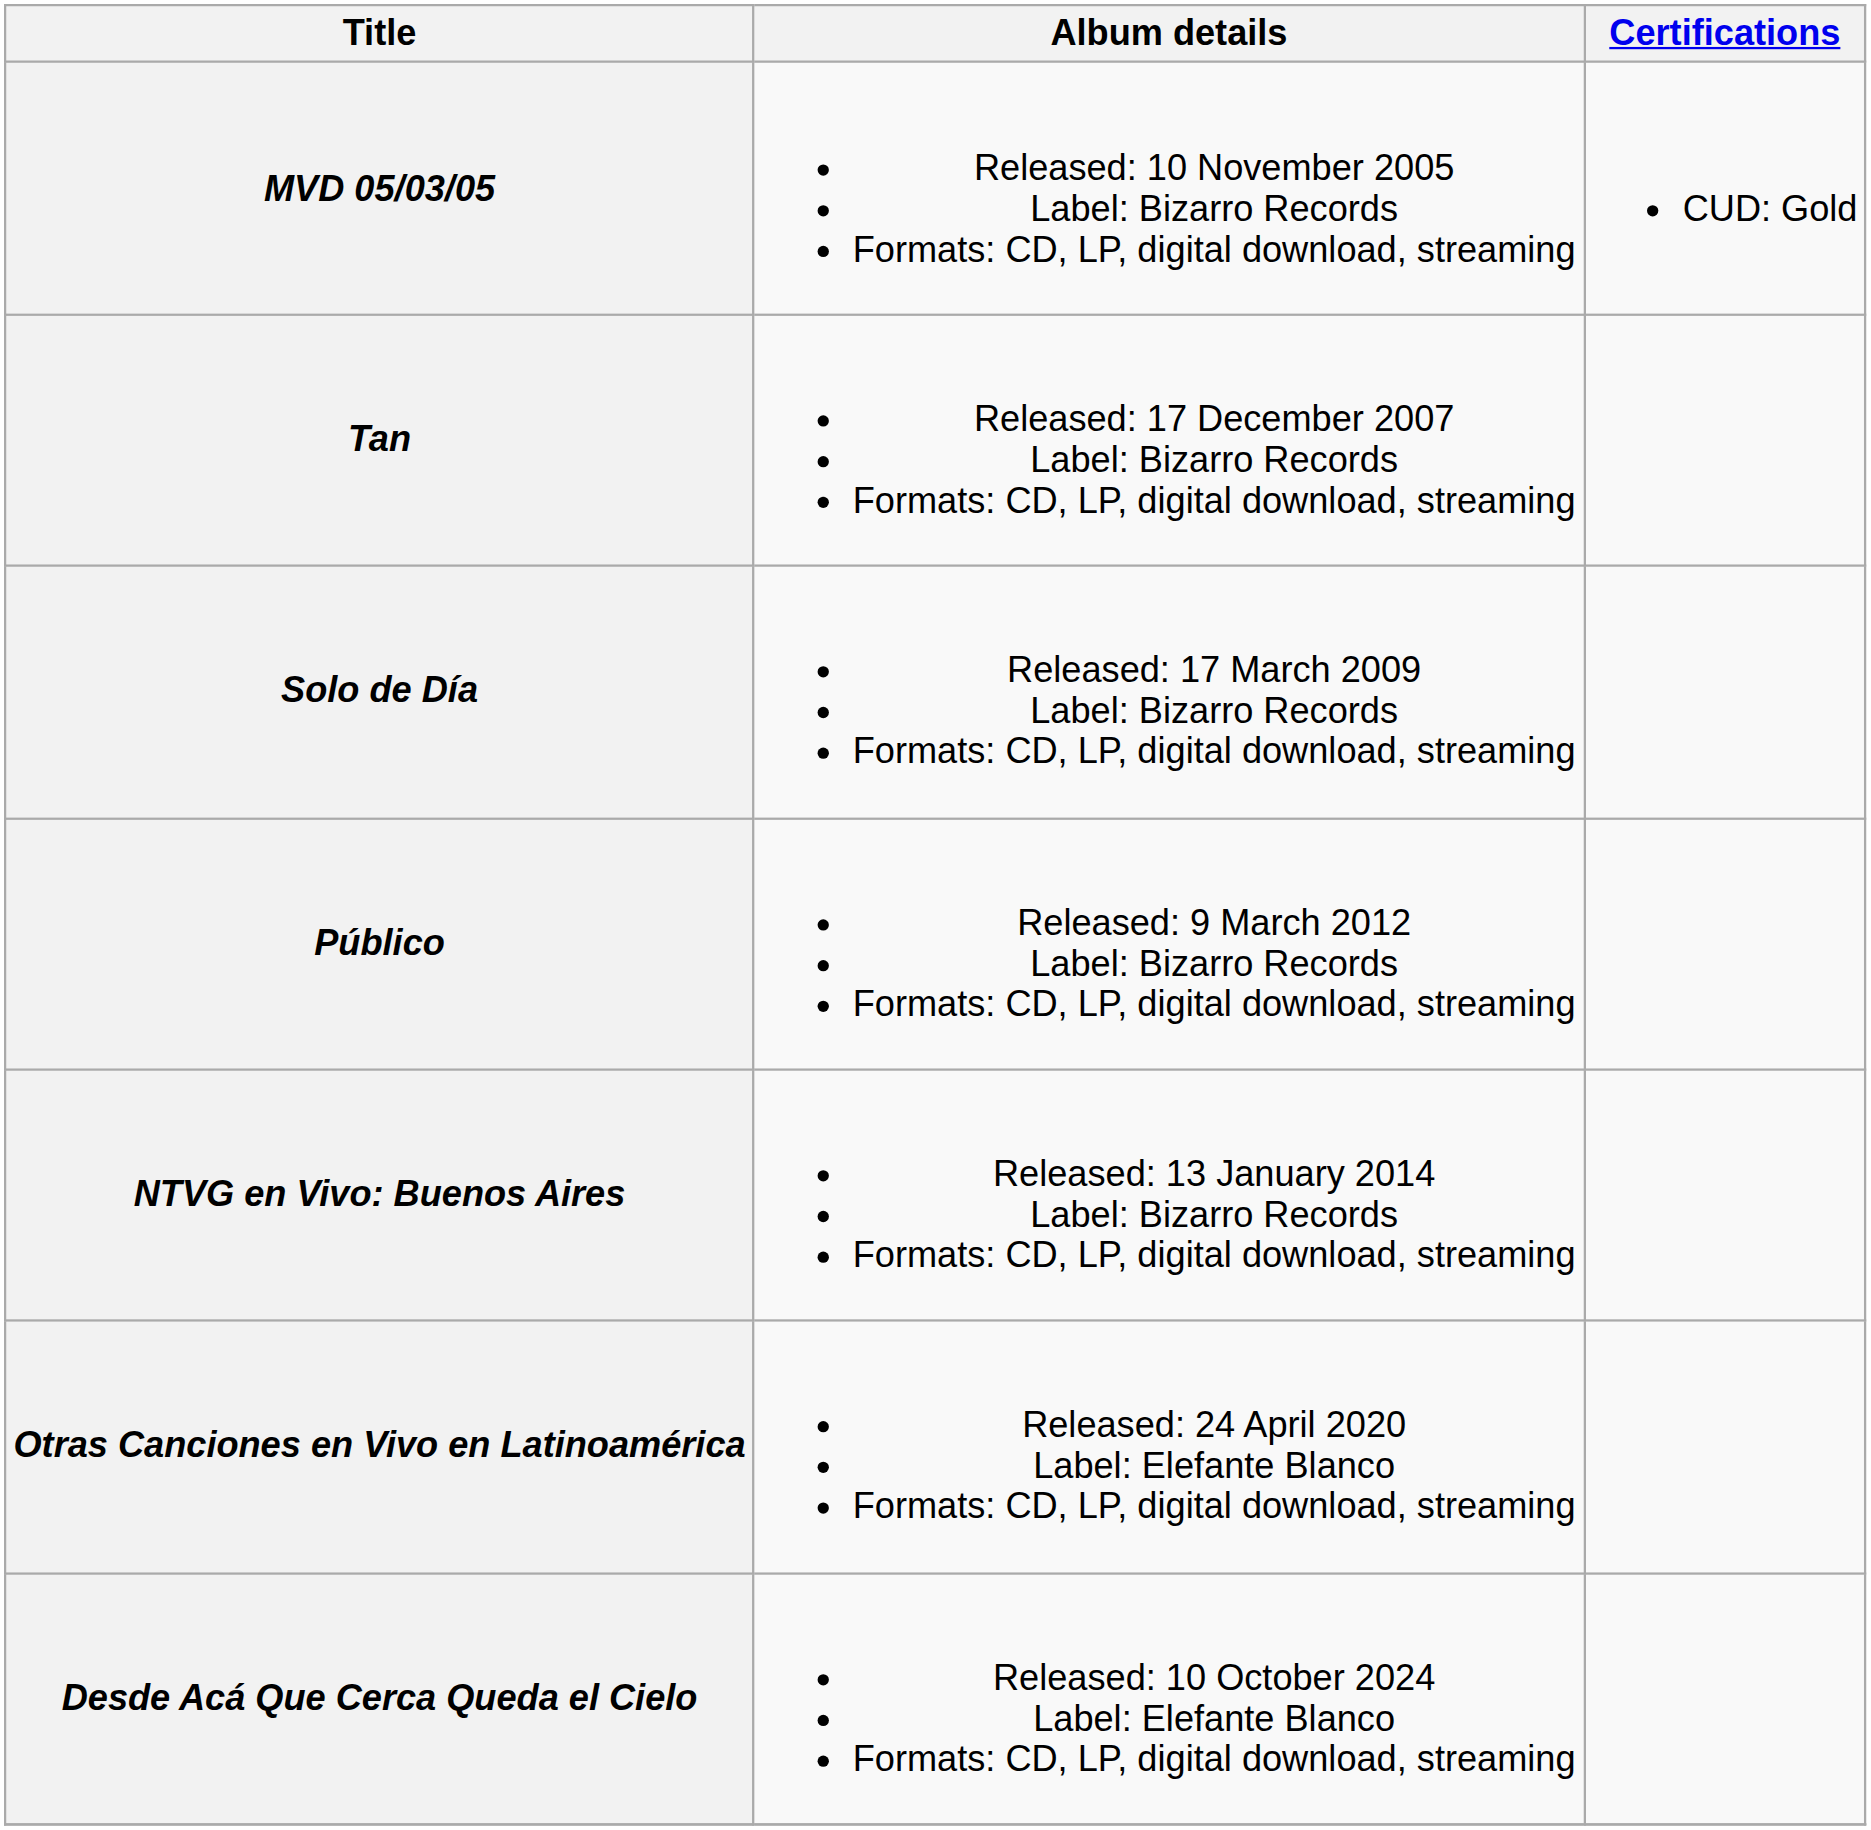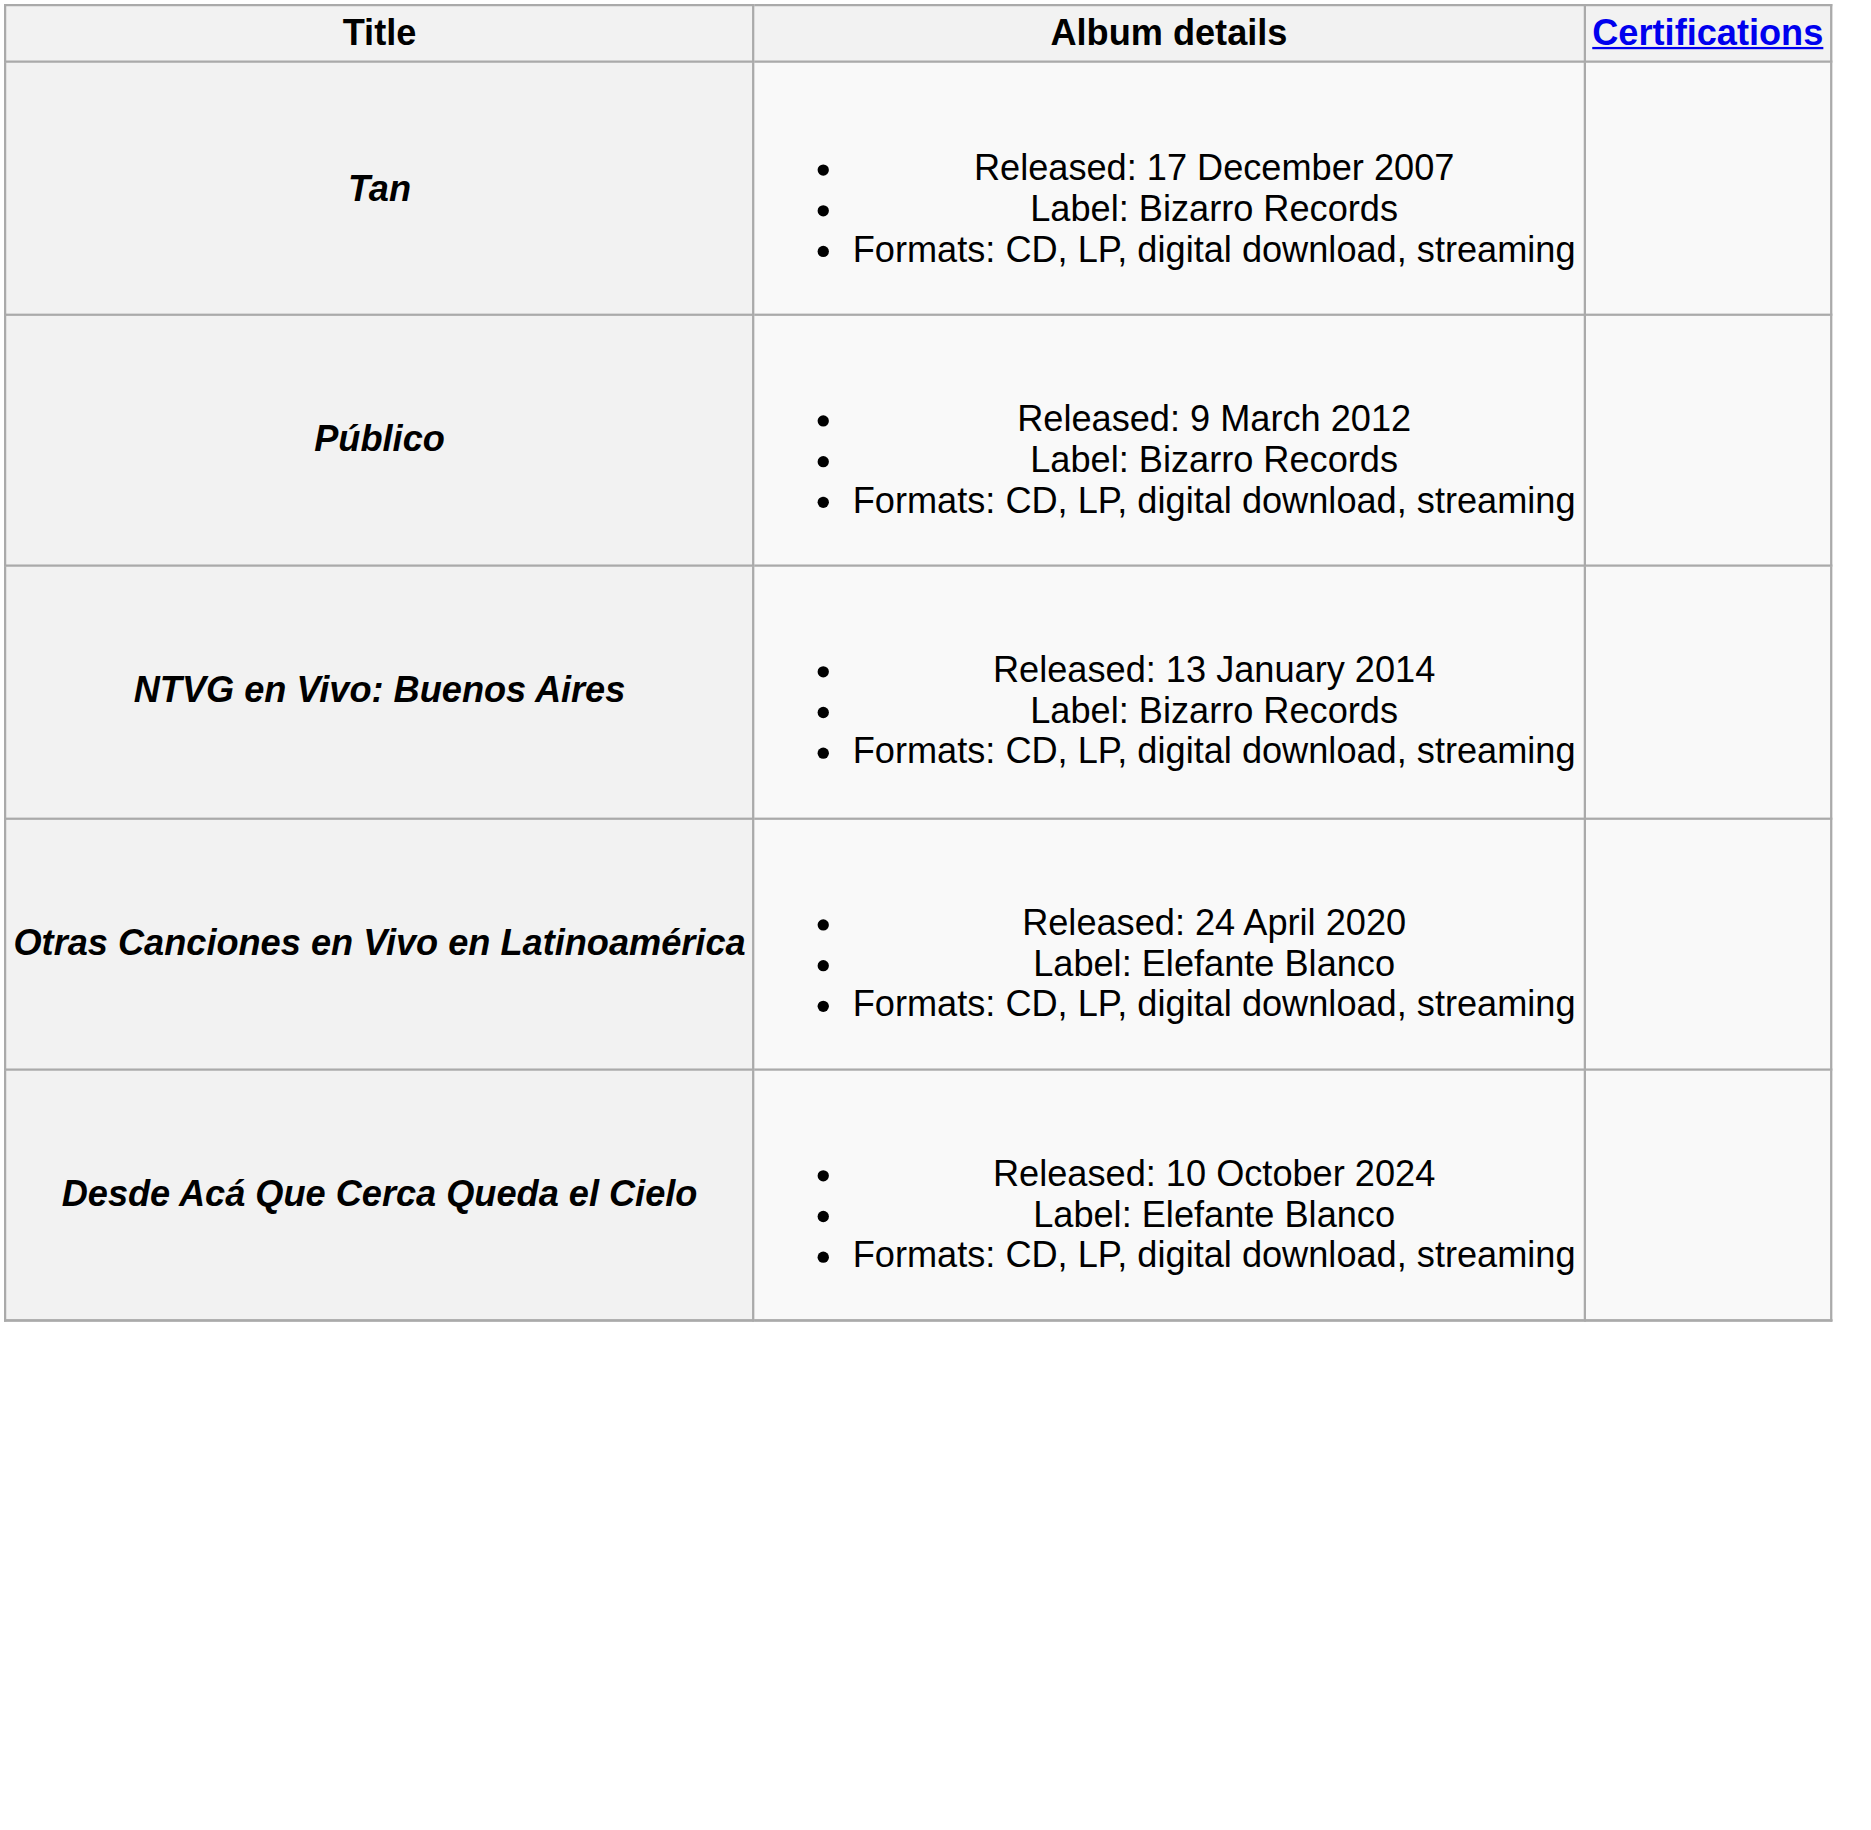- row: (380, 187)
- row: (380, 691)
